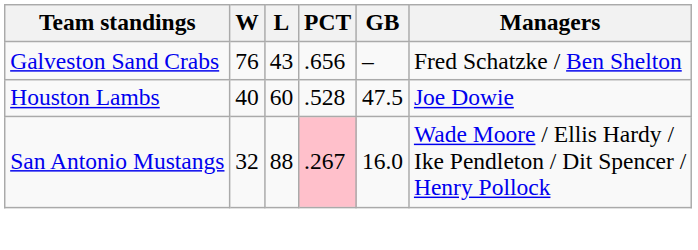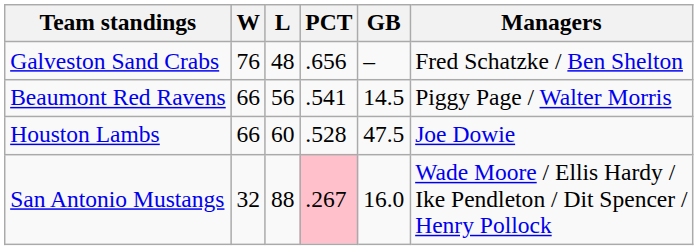(281, 60) 43 -> (283, 60) 48
+ row: (118, 97)
(247, 97) 40 -> (248, 135) 66
